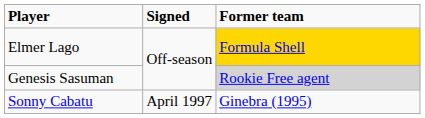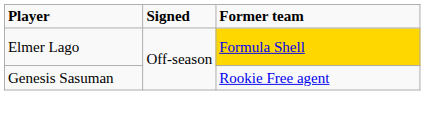(274, 77) lightgrey background -> (274, 77) no background
- row: (50, 101)
